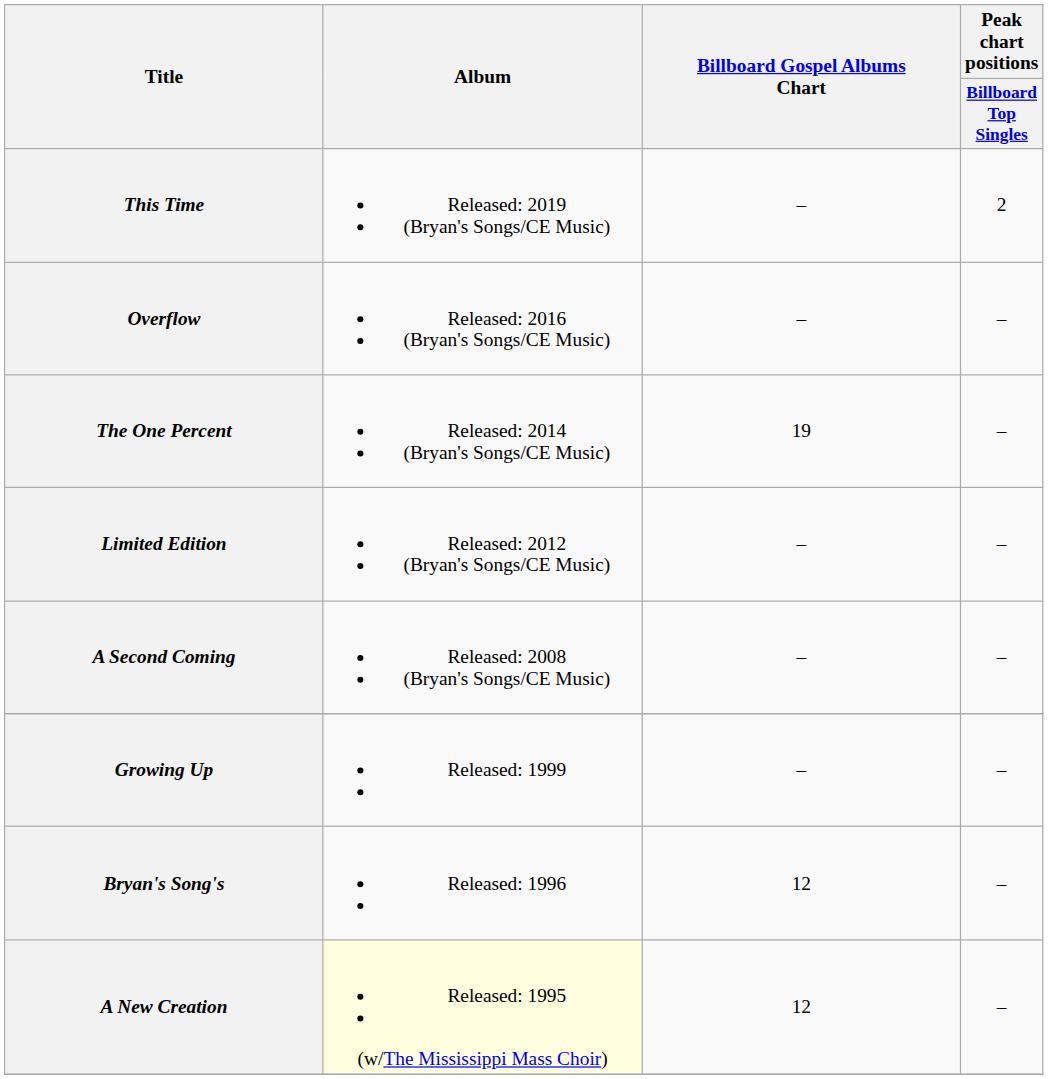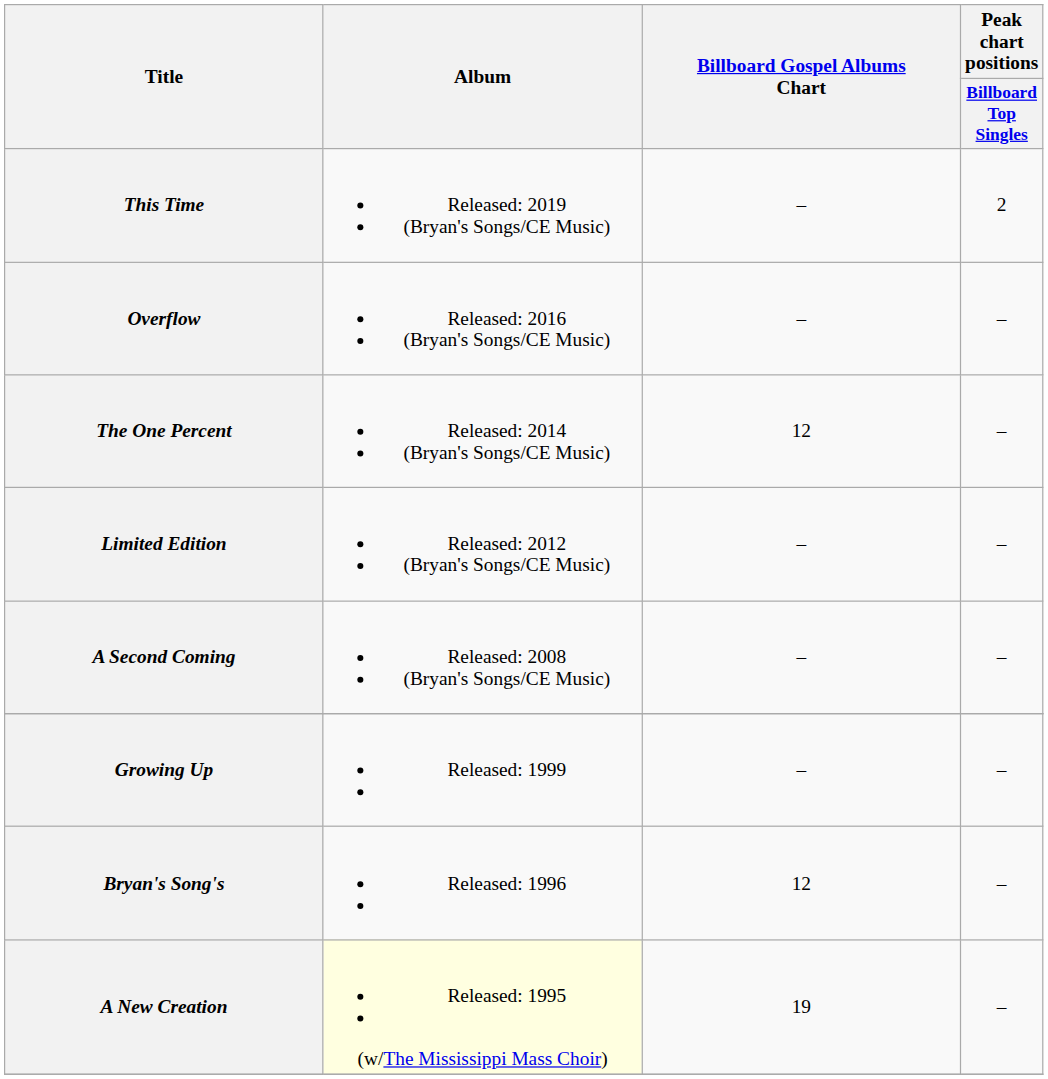(801, 431) 19 -> (801, 431) 12
(801, 1006) 12 -> (801, 1006) 19
